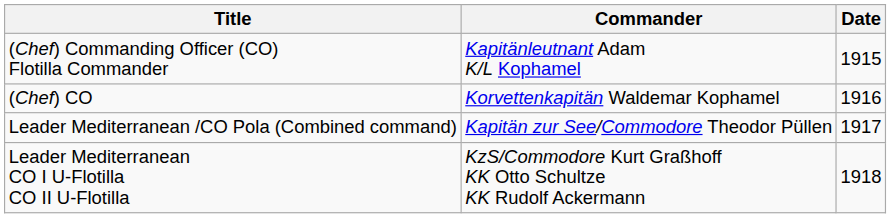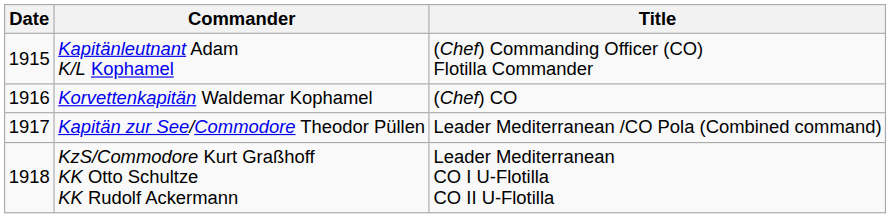columns swapped: (861, 19) <-> (233, 19)
